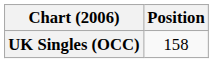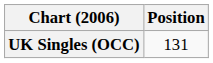(176, 44) 158 -> (176, 44) 131
